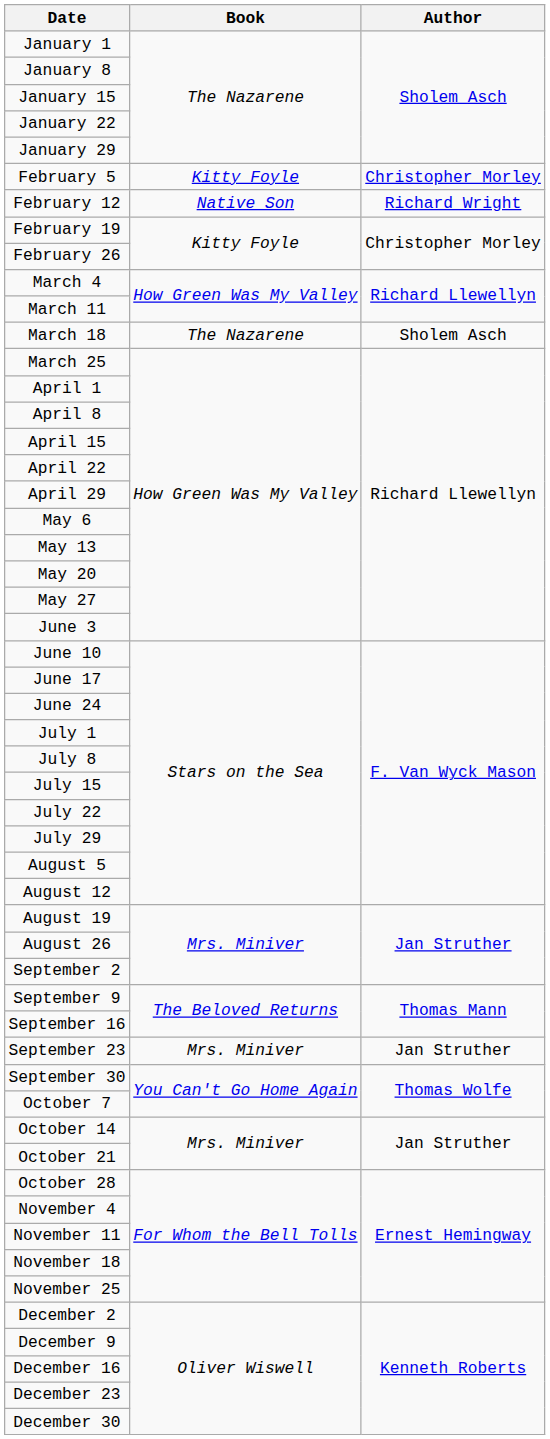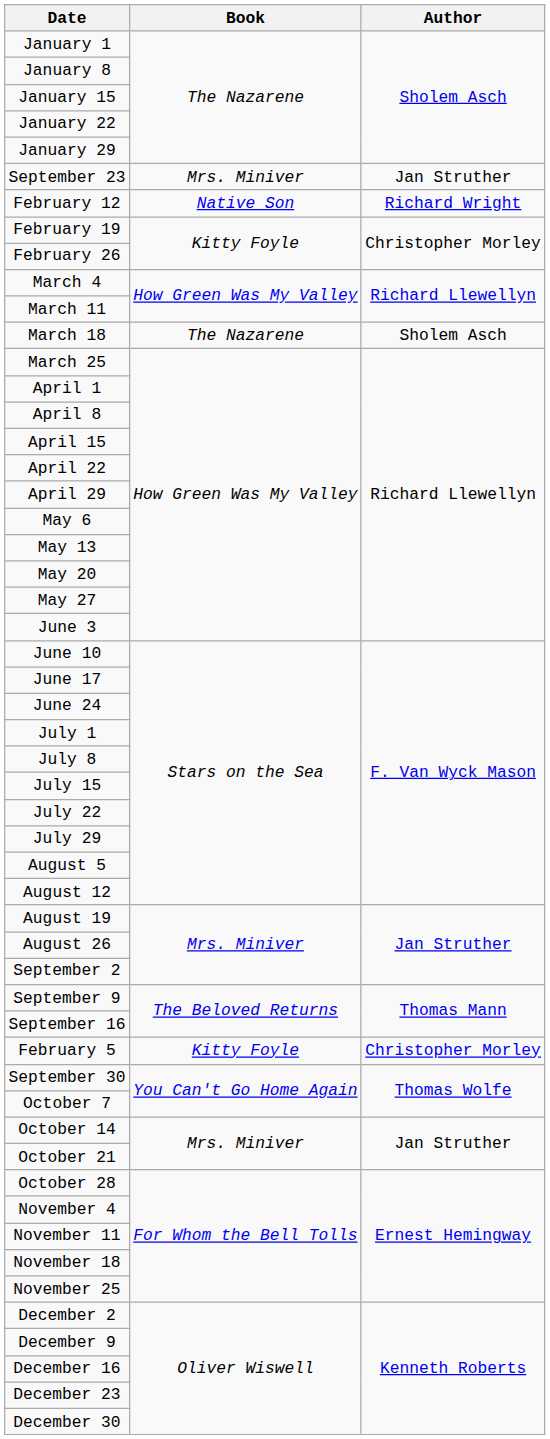rows swapped: (67, 177) <-> (67, 1051)
